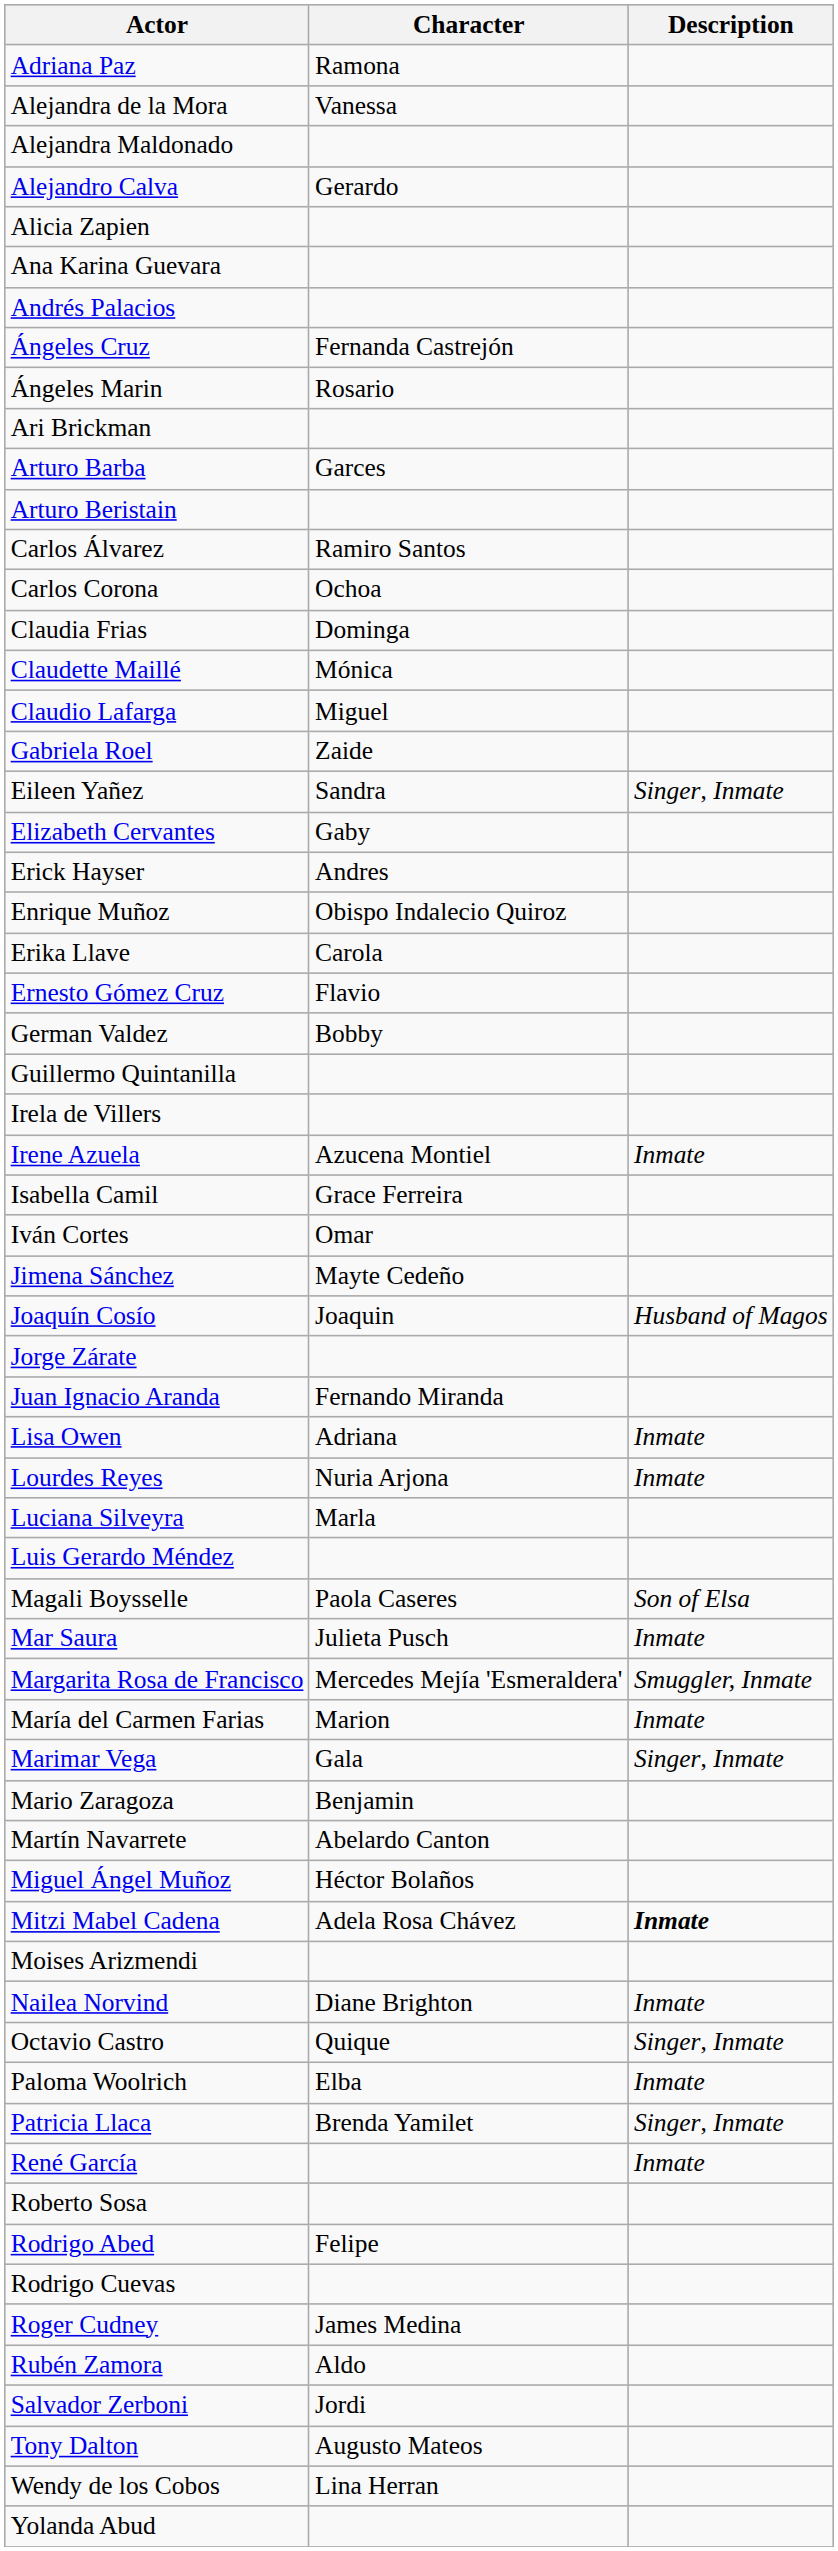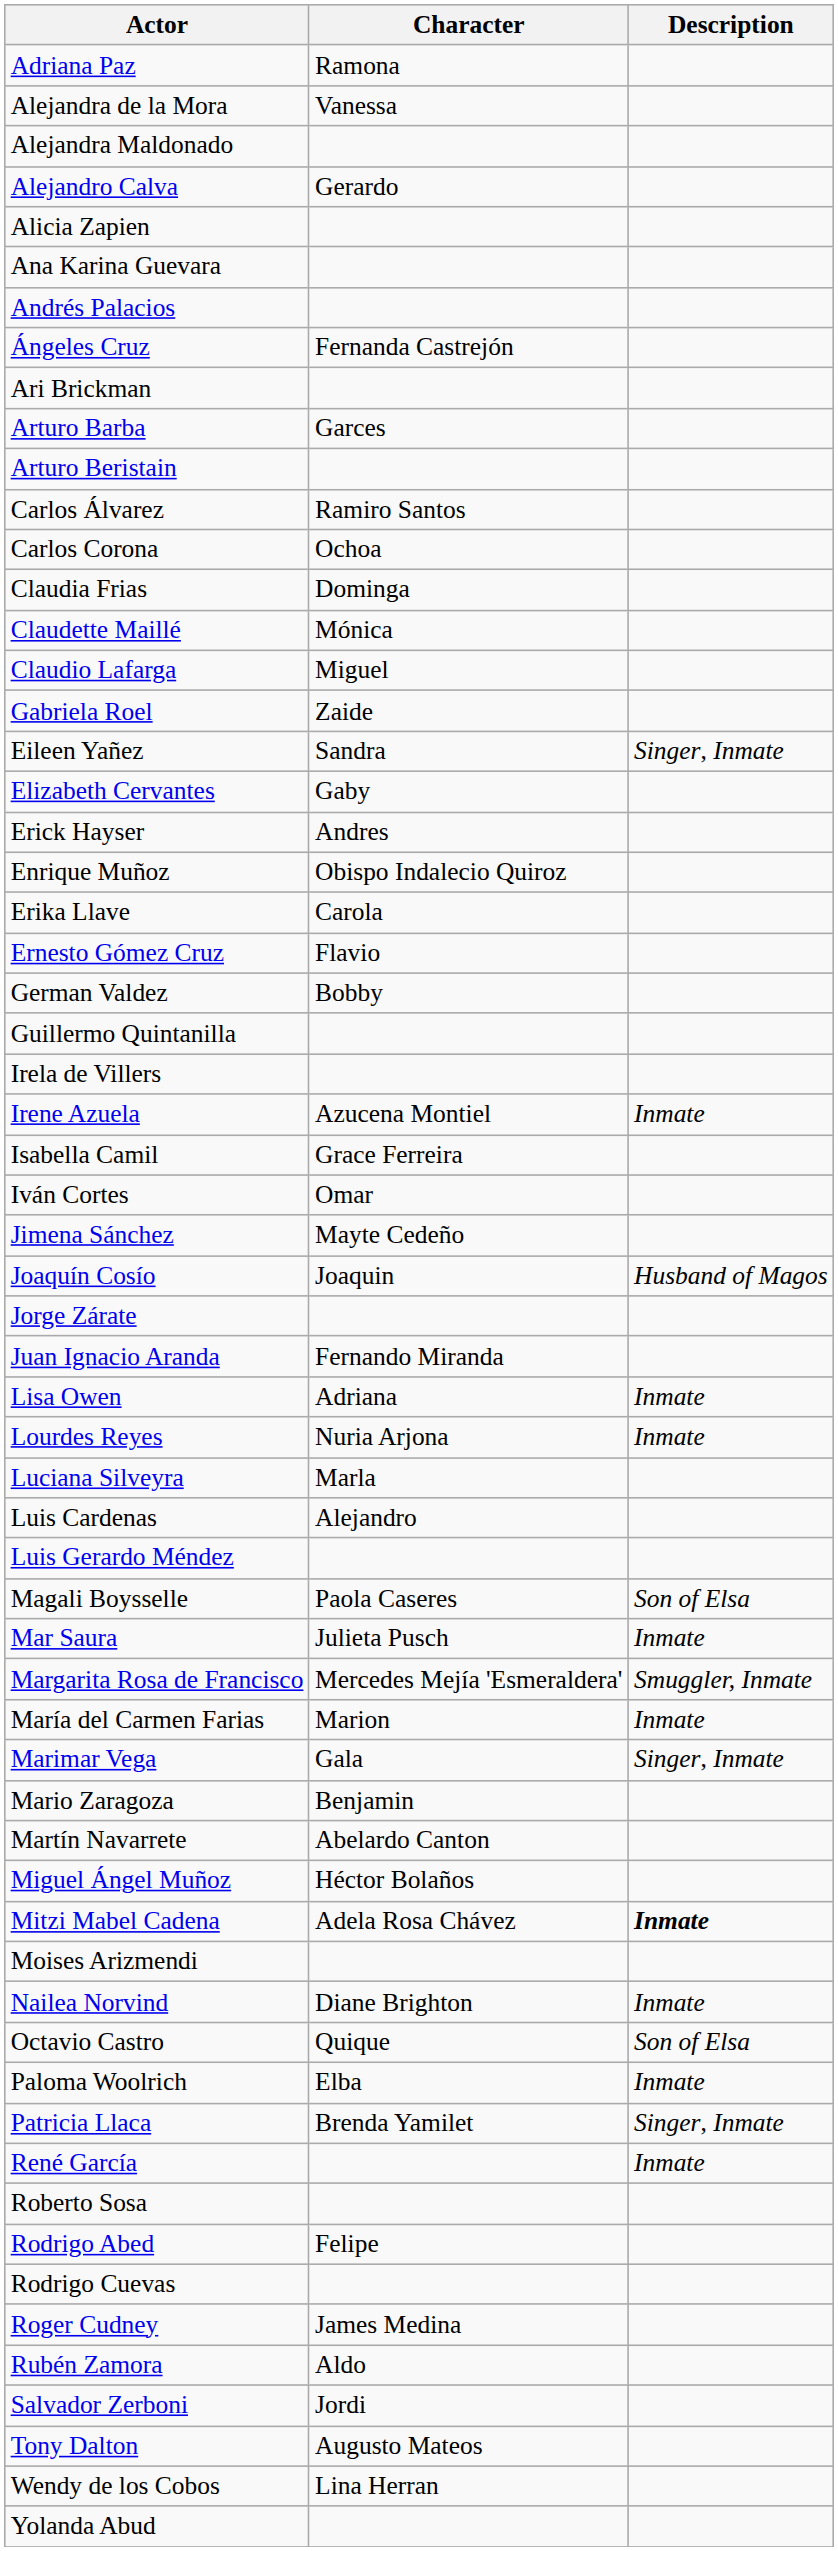- row: (87, 387)
+ row: (84, 1517)
(709, 2041) Singer, Inmate -> (692, 2041) Son of Elsa
